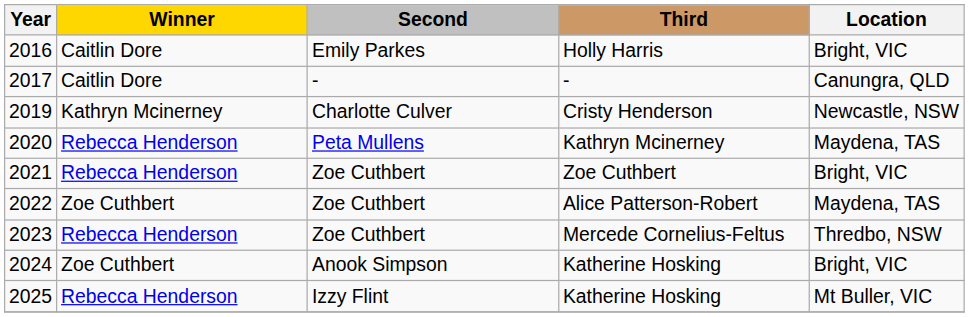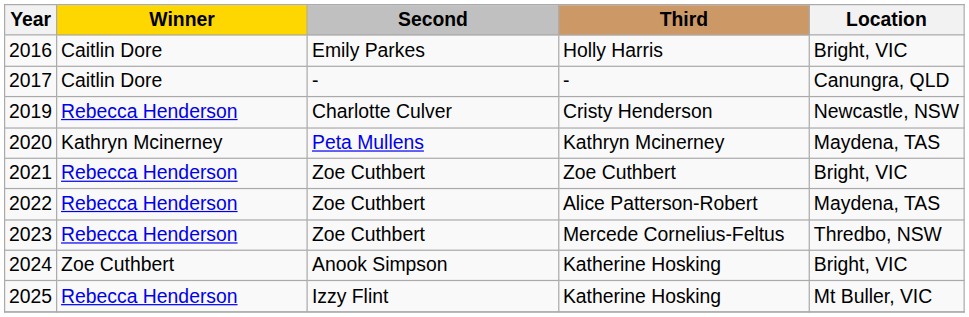(142, 111) Kathryn Mcinerney -> (149, 111) Rebecca Henderson
(149, 142) Rebecca Henderson -> (142, 142) Kathryn Mcinerney
(118, 204) Zoe Cuthbert -> (149, 204) Rebecca Henderson
